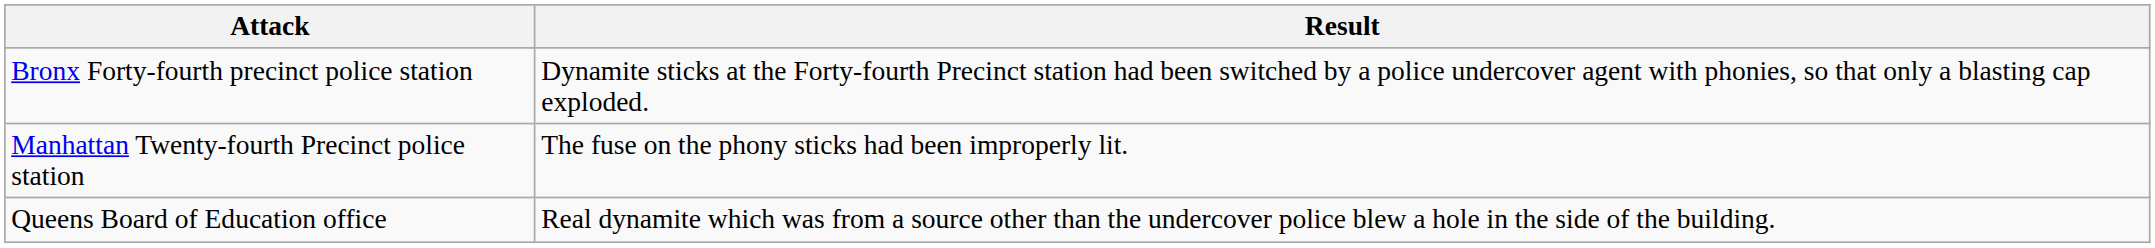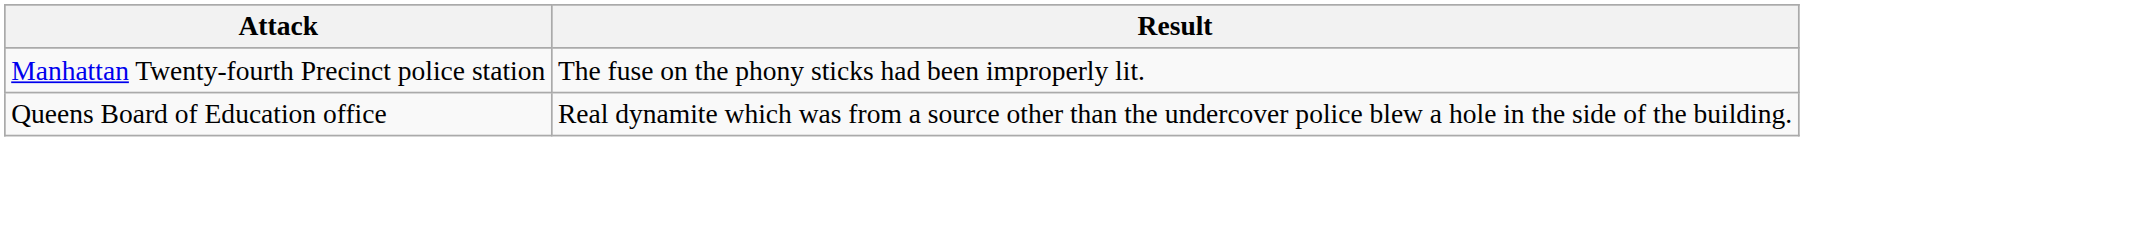- row: (242, 69)
